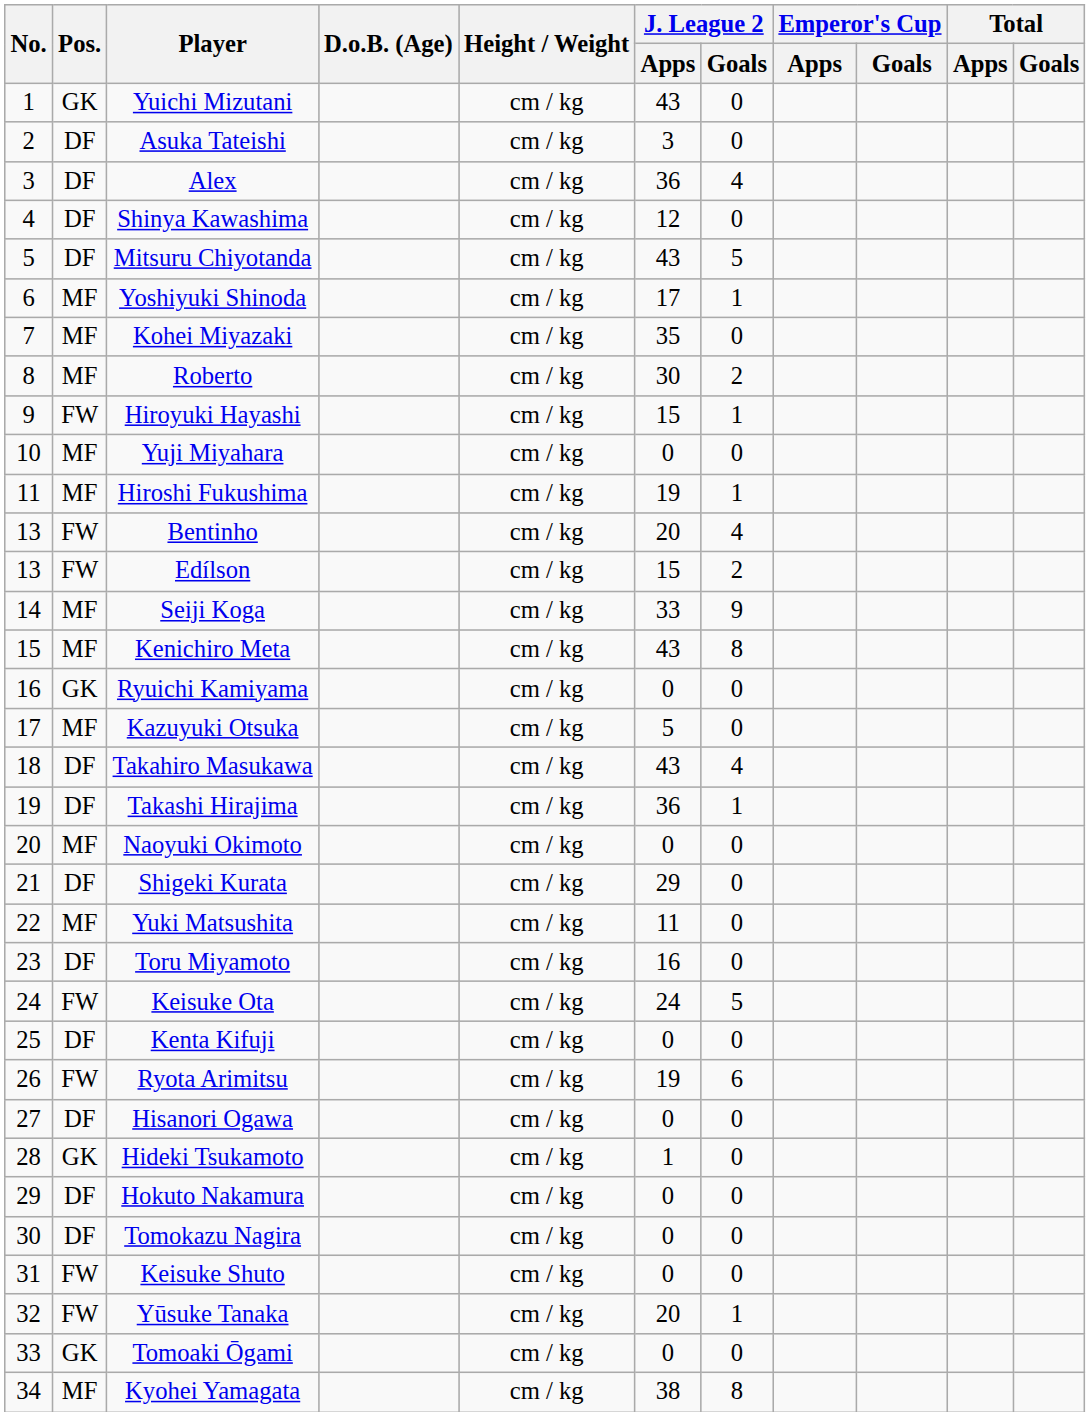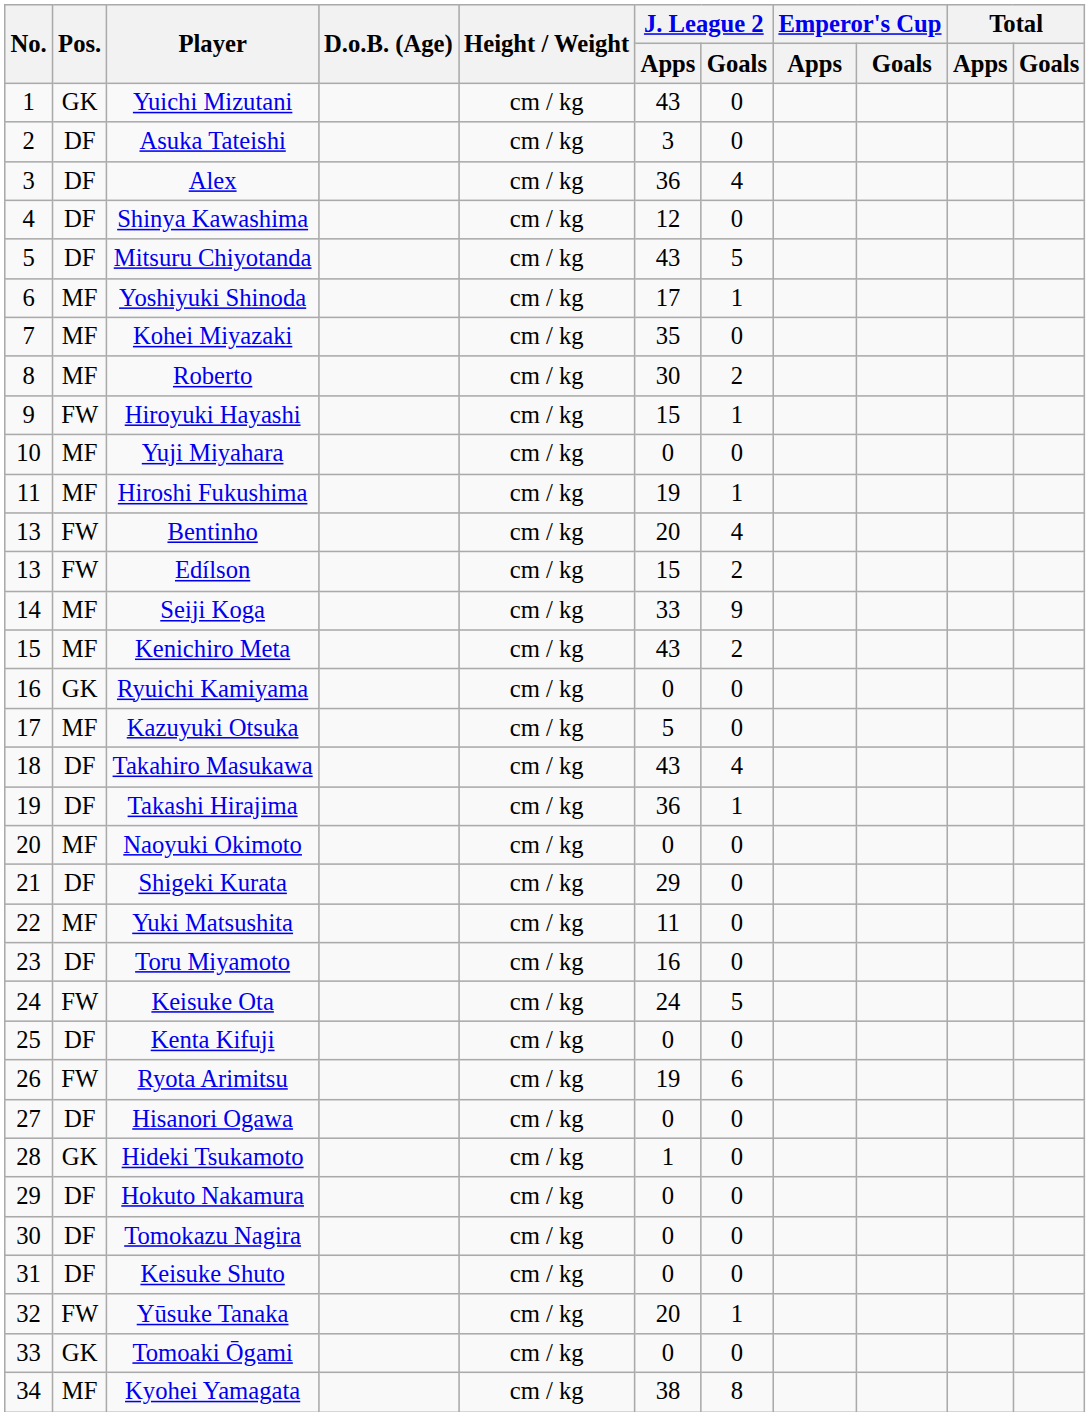(737, 649) 8 -> (737, 649) 2
(80, 1274) FW -> (80, 1274) DF
